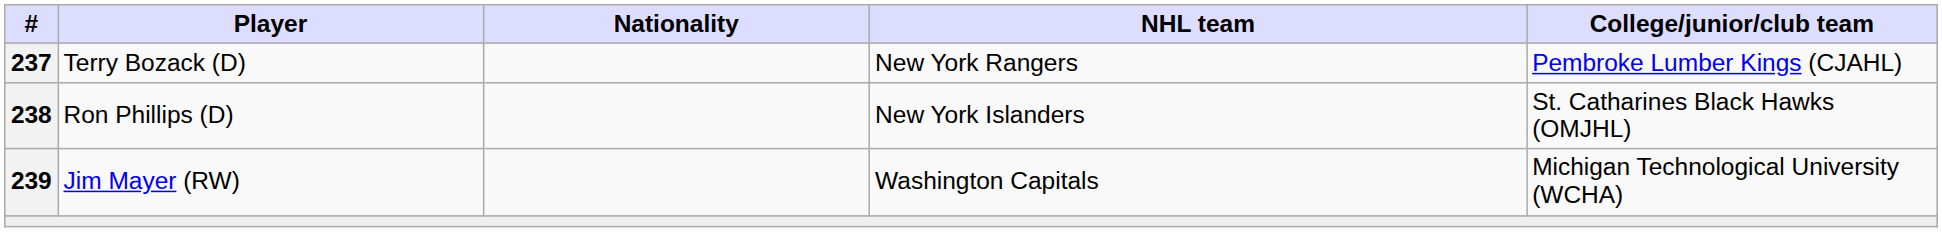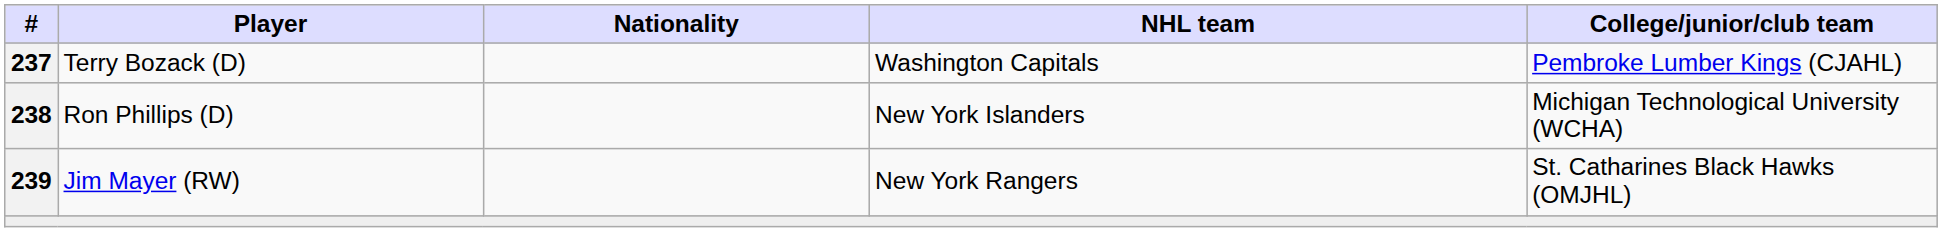(976, 62) New York Rangers -> (987, 62) Washington Capitals
(1683, 115) St. Catharines Black Hawks (OMJHL) -> (1716, 115) Michigan Technological University (WCHA)
(987, 181) Washington Capitals -> (976, 181) New York Rangers
(1716, 181) Michigan Technological University (WCHA) -> (1683, 181) St. Catharines Black Hawks (OMJHL)
